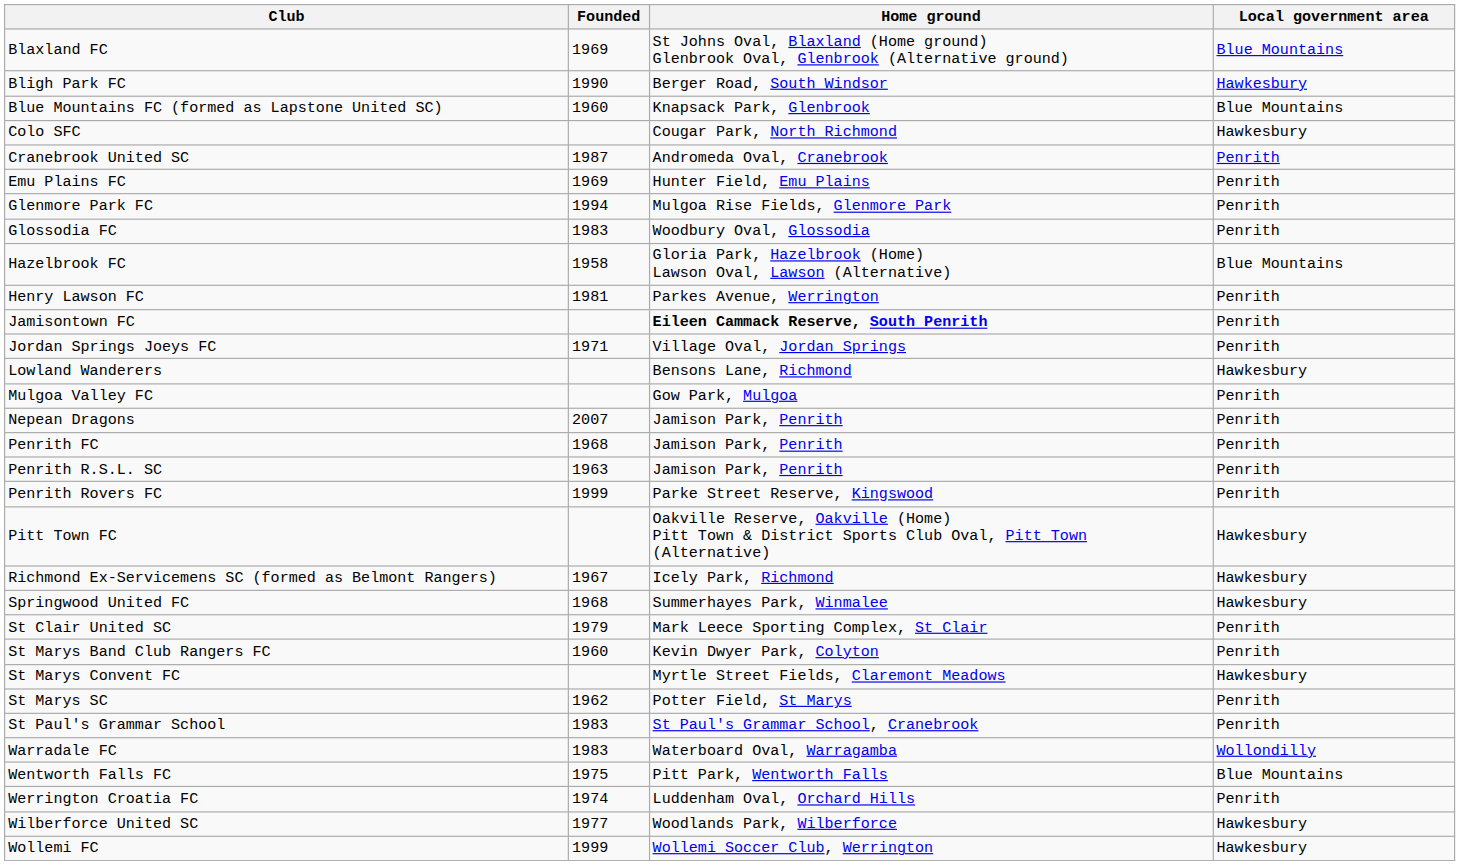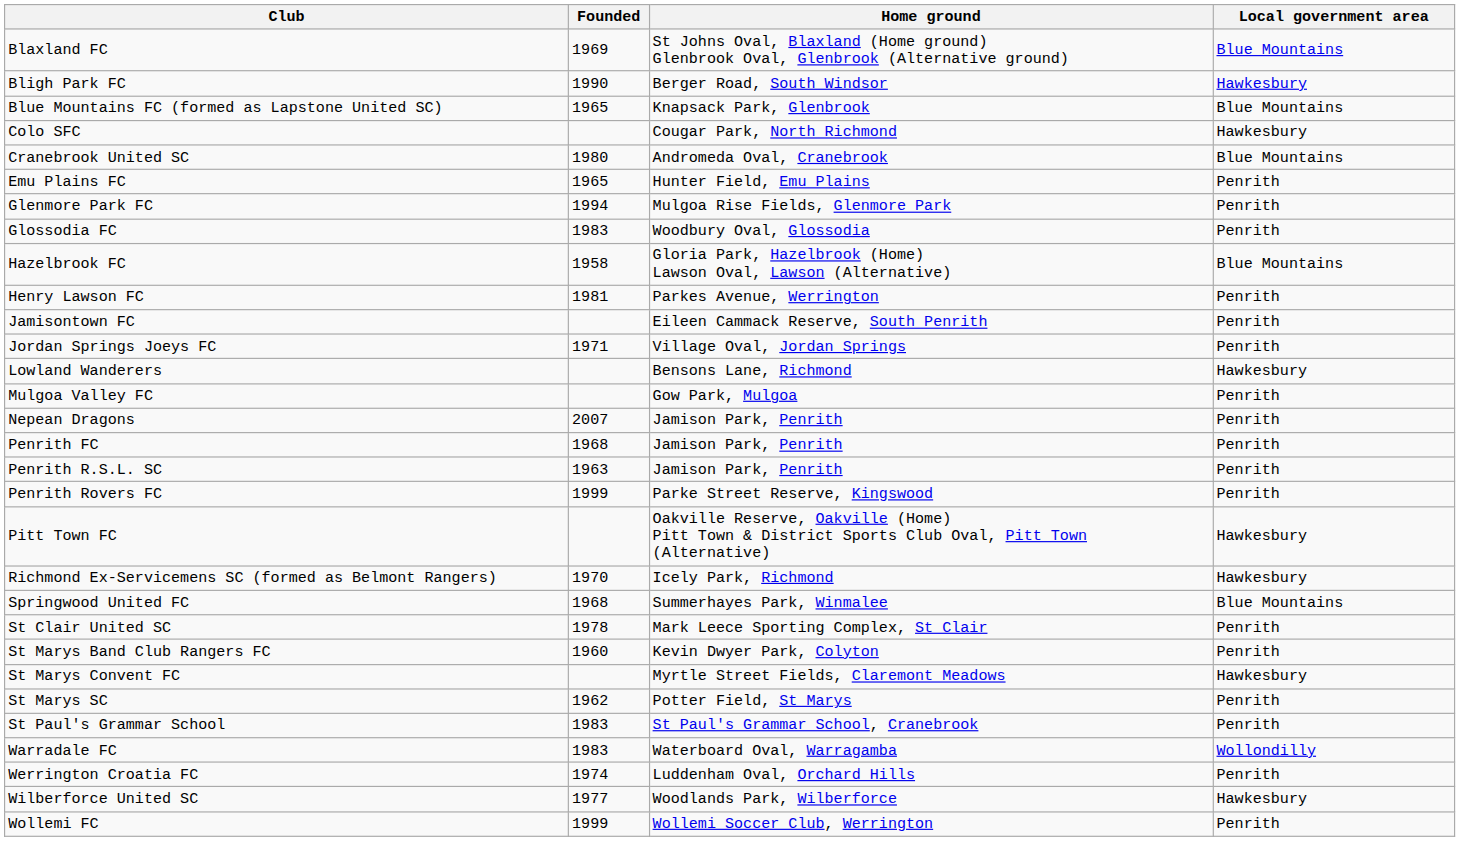(590, 108) 1960 -> (590, 108) 1965
(590, 157) 1987 -> (590, 157) 1980
(1248, 157) Penrith -> (1280, 157) Blue Mountains
(590, 182) 1969 -> (590, 182) 1965
(820, 322) bold -> (820, 322) normal
(590, 578) 1967 -> (590, 578) 1970
(1262, 603) Hawkesbury -> (1280, 603) Blue Mountains
(590, 627) 1979 -> (590, 627) 1978
- row: (90, 775)
(1262, 848) Hawkesbury -> (1248, 824) Penrith
